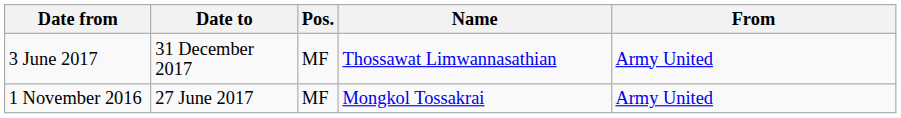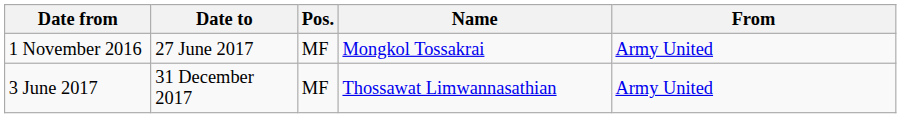rows swapped: (75, 98) <-> (53, 58)
